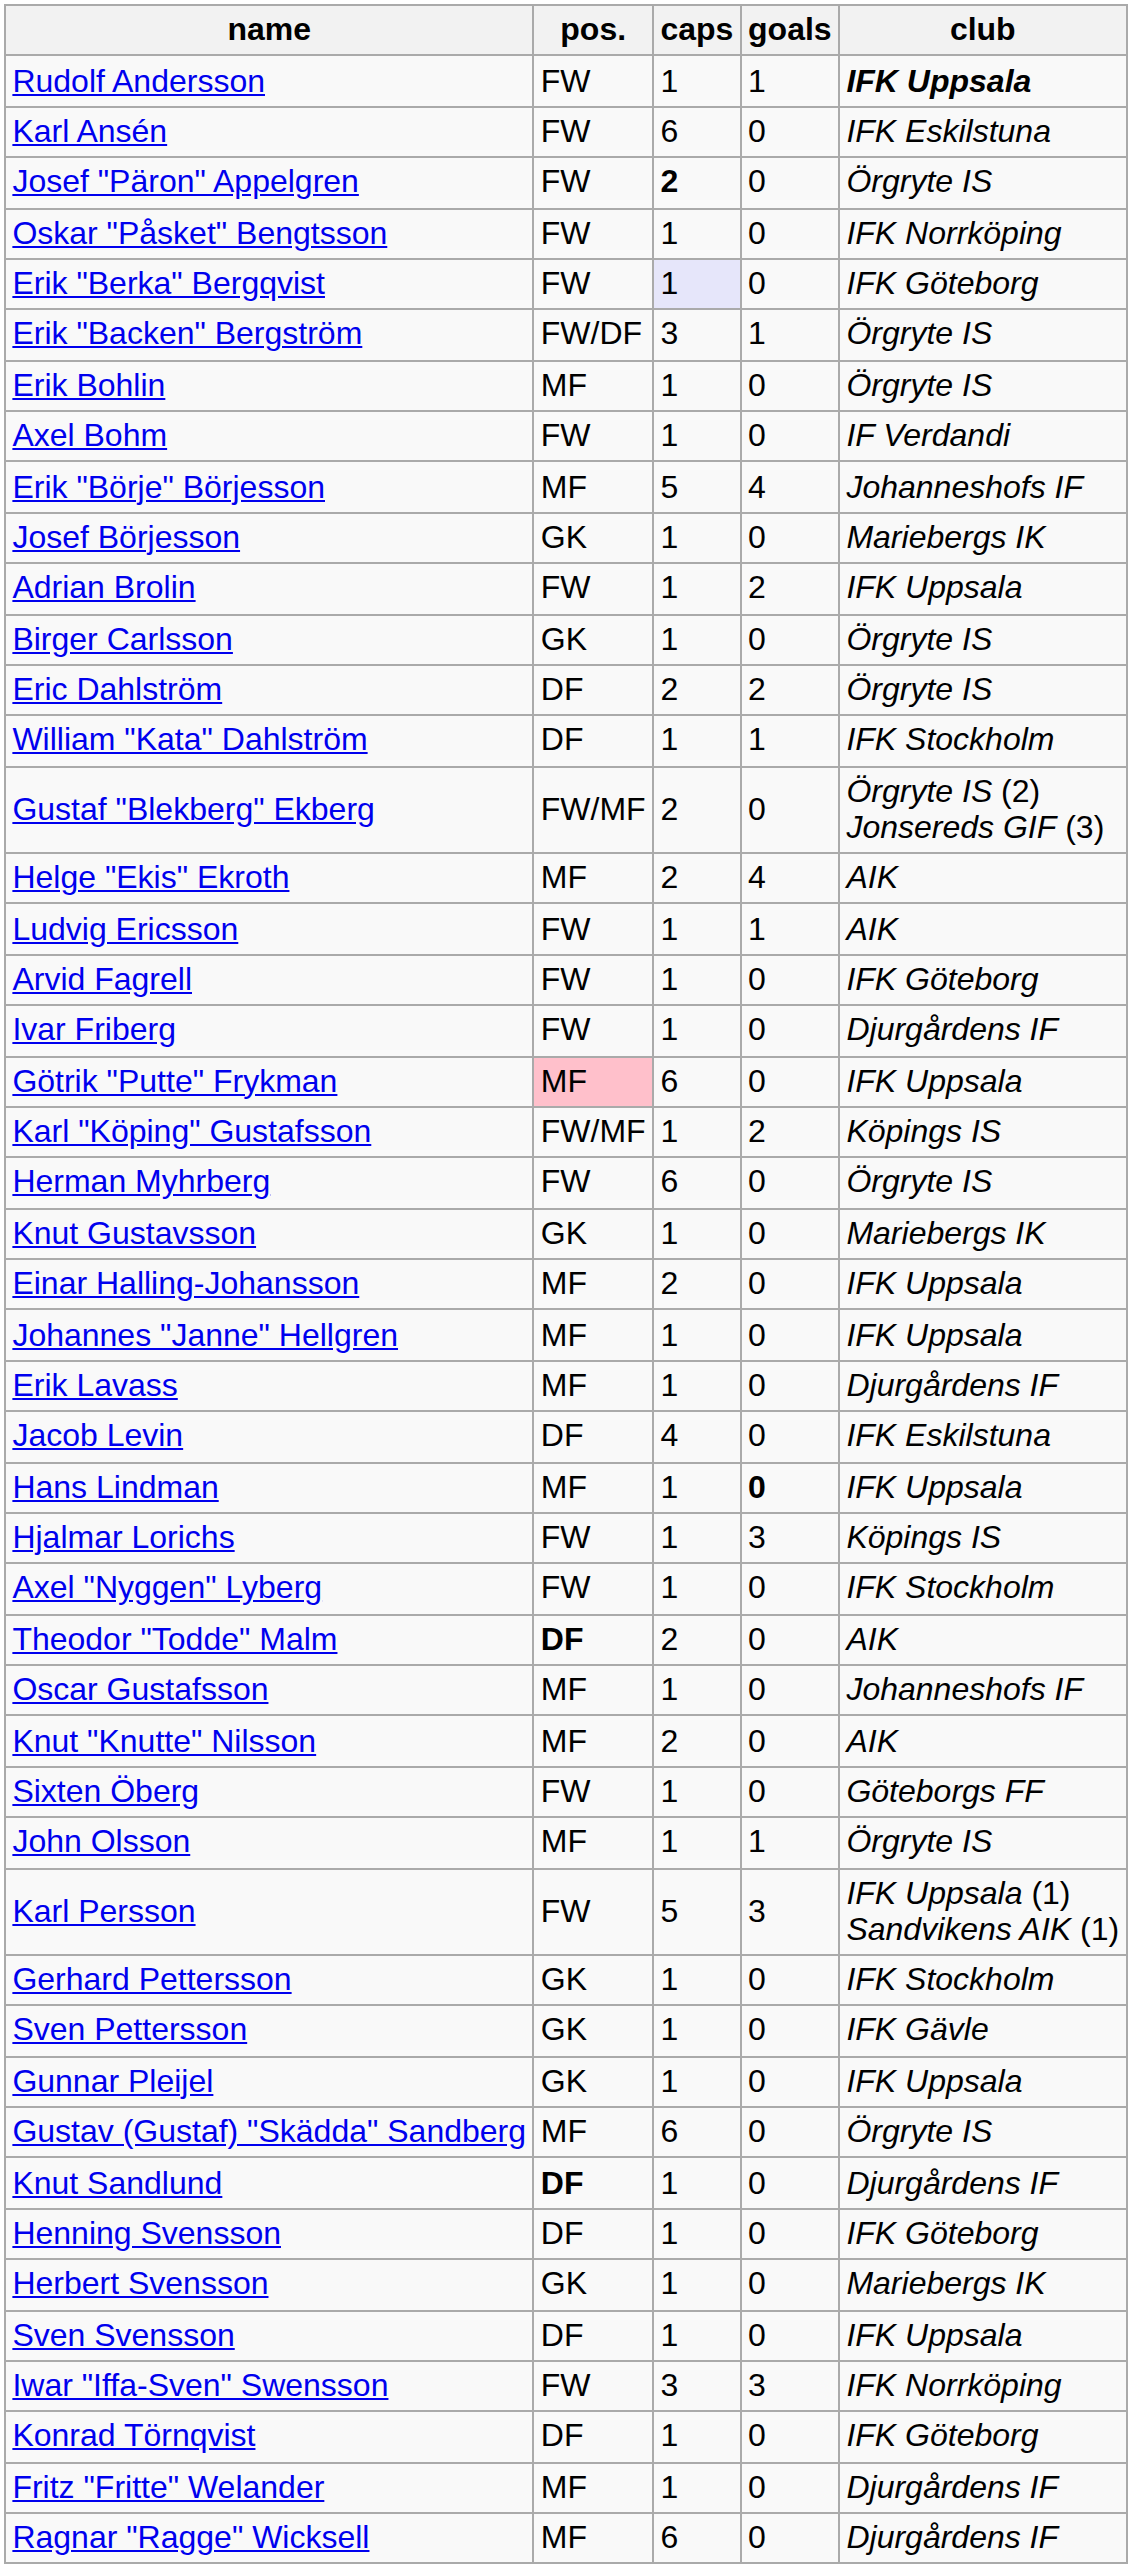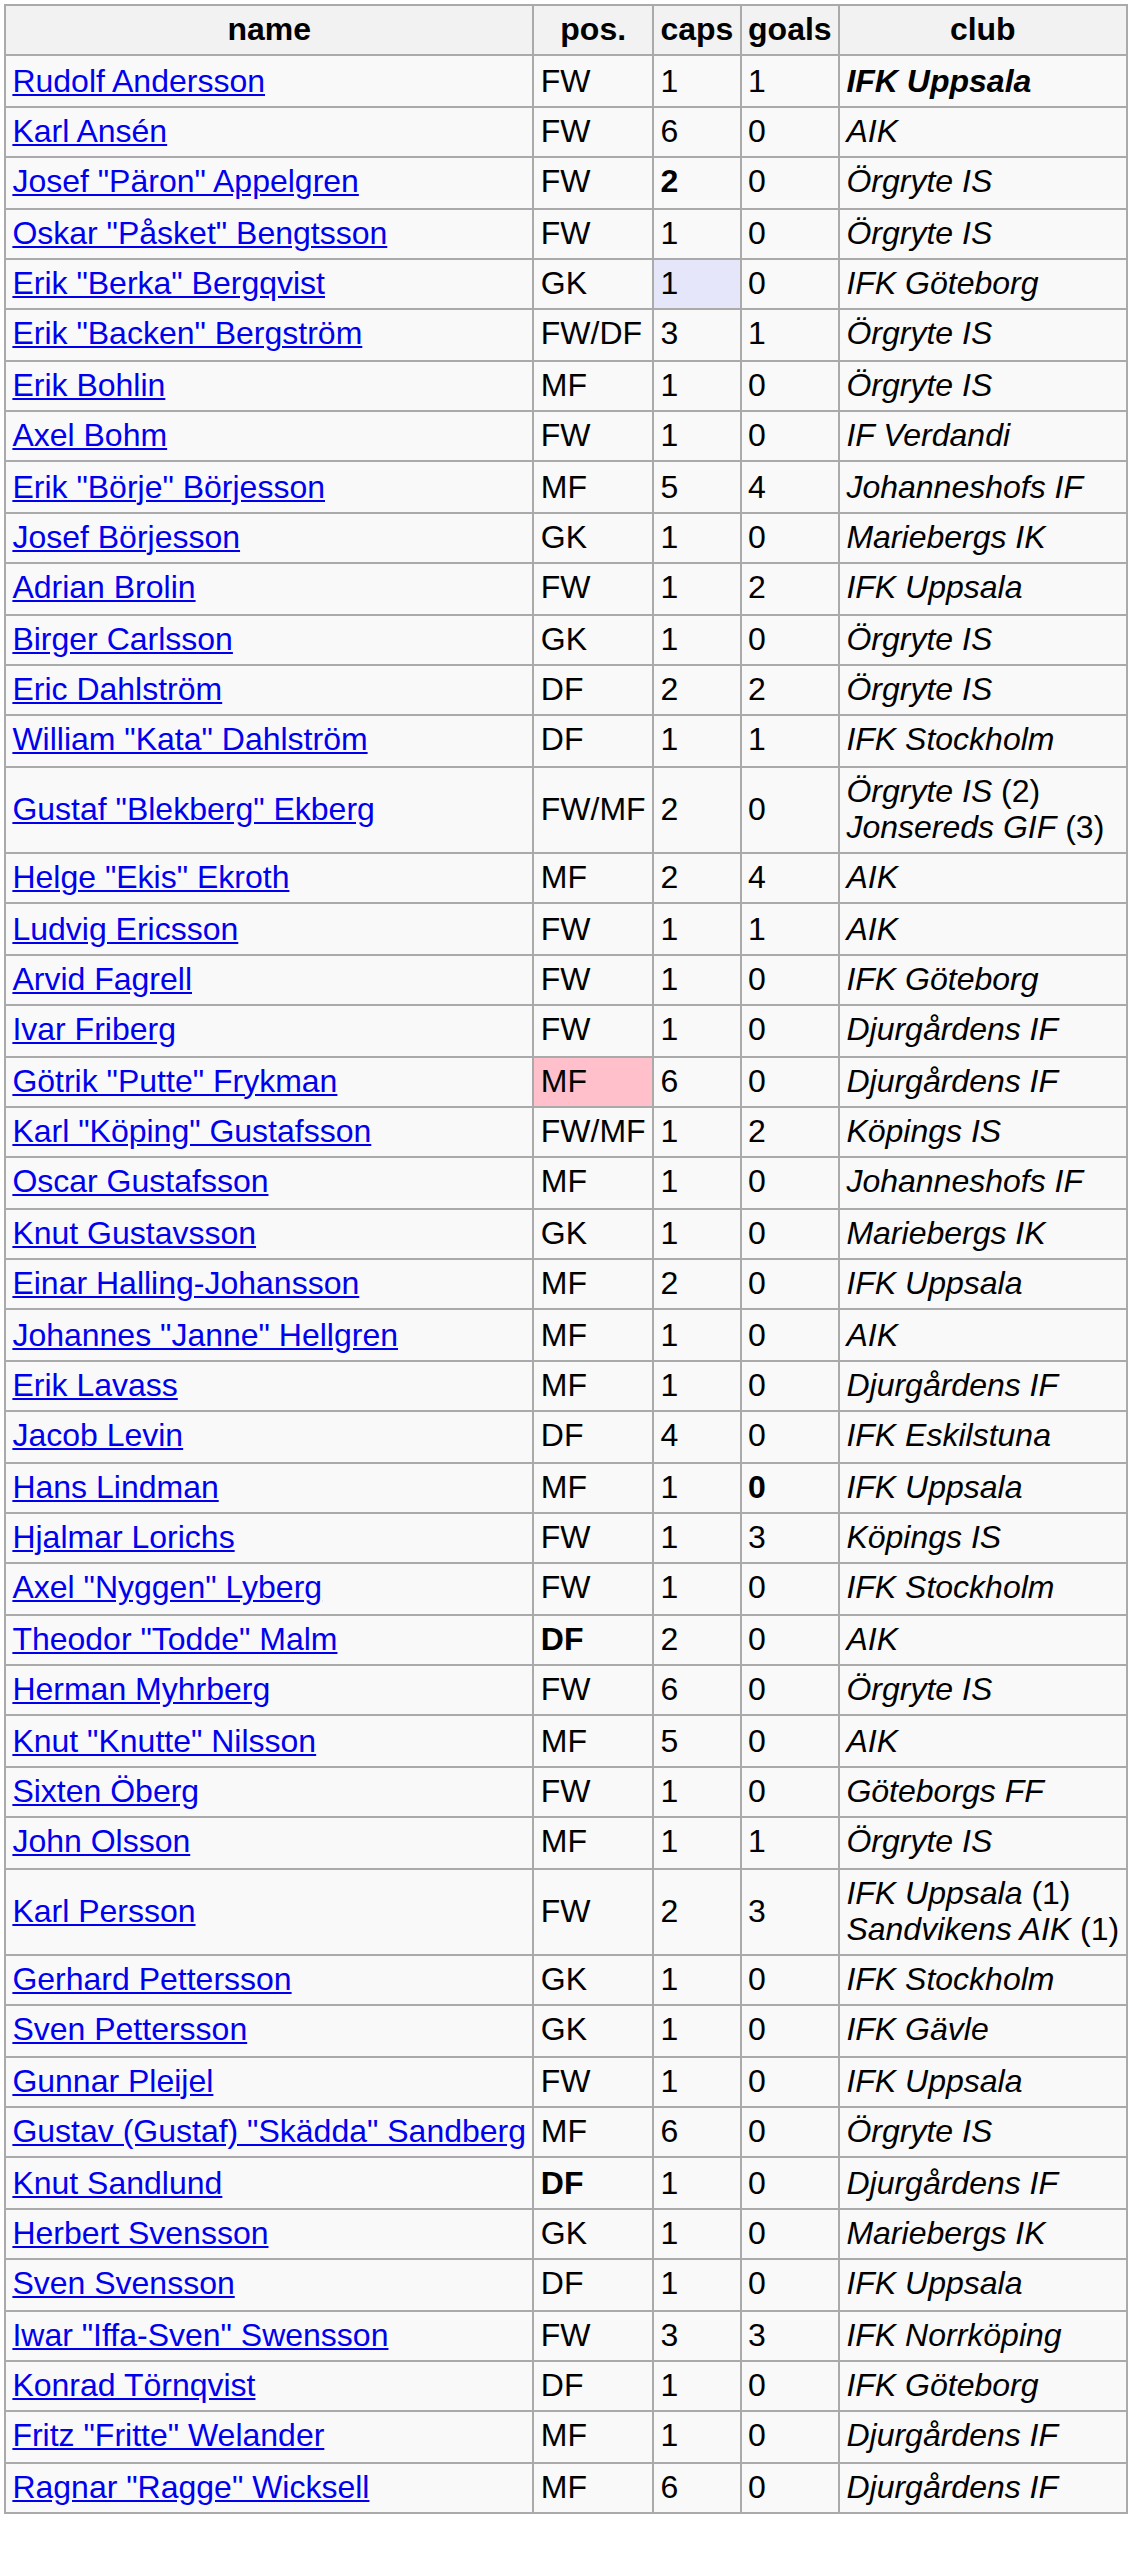(949, 131) IFK Eskilstuna -> (872, 131) AIK
(954, 232) IFK Norrköping -> (919, 232) Örgryte IS
(566, 283) FW -> (564, 283) GK
(934, 1080) IFK Uppsala -> (952, 1080) Djurgårdens IF
rows swapped: (140, 1689) <-> (141, 1182)
(934, 1334) IFK Uppsala -> (872, 1334) AIK
(669, 1740) 2 -> (669, 1740) 5
(669, 1910) 5 -> (669, 1910) 2
(564, 2081) GK -> (566, 2081) FW
- row: (147, 2233)
